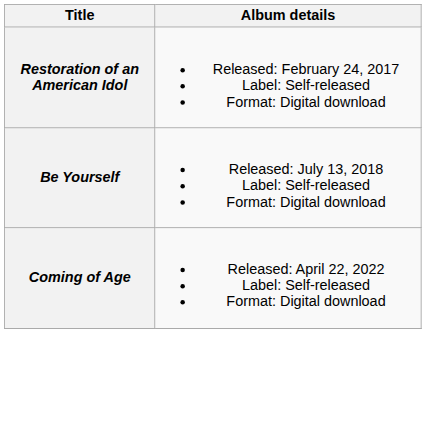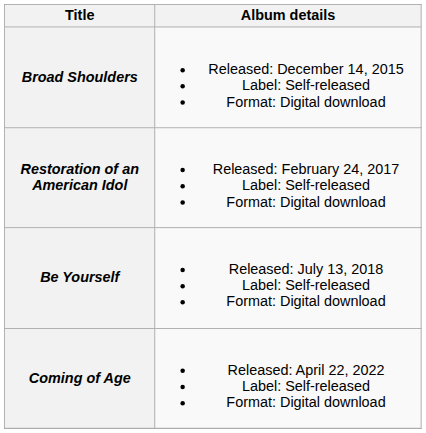+ row: (80, 77)
